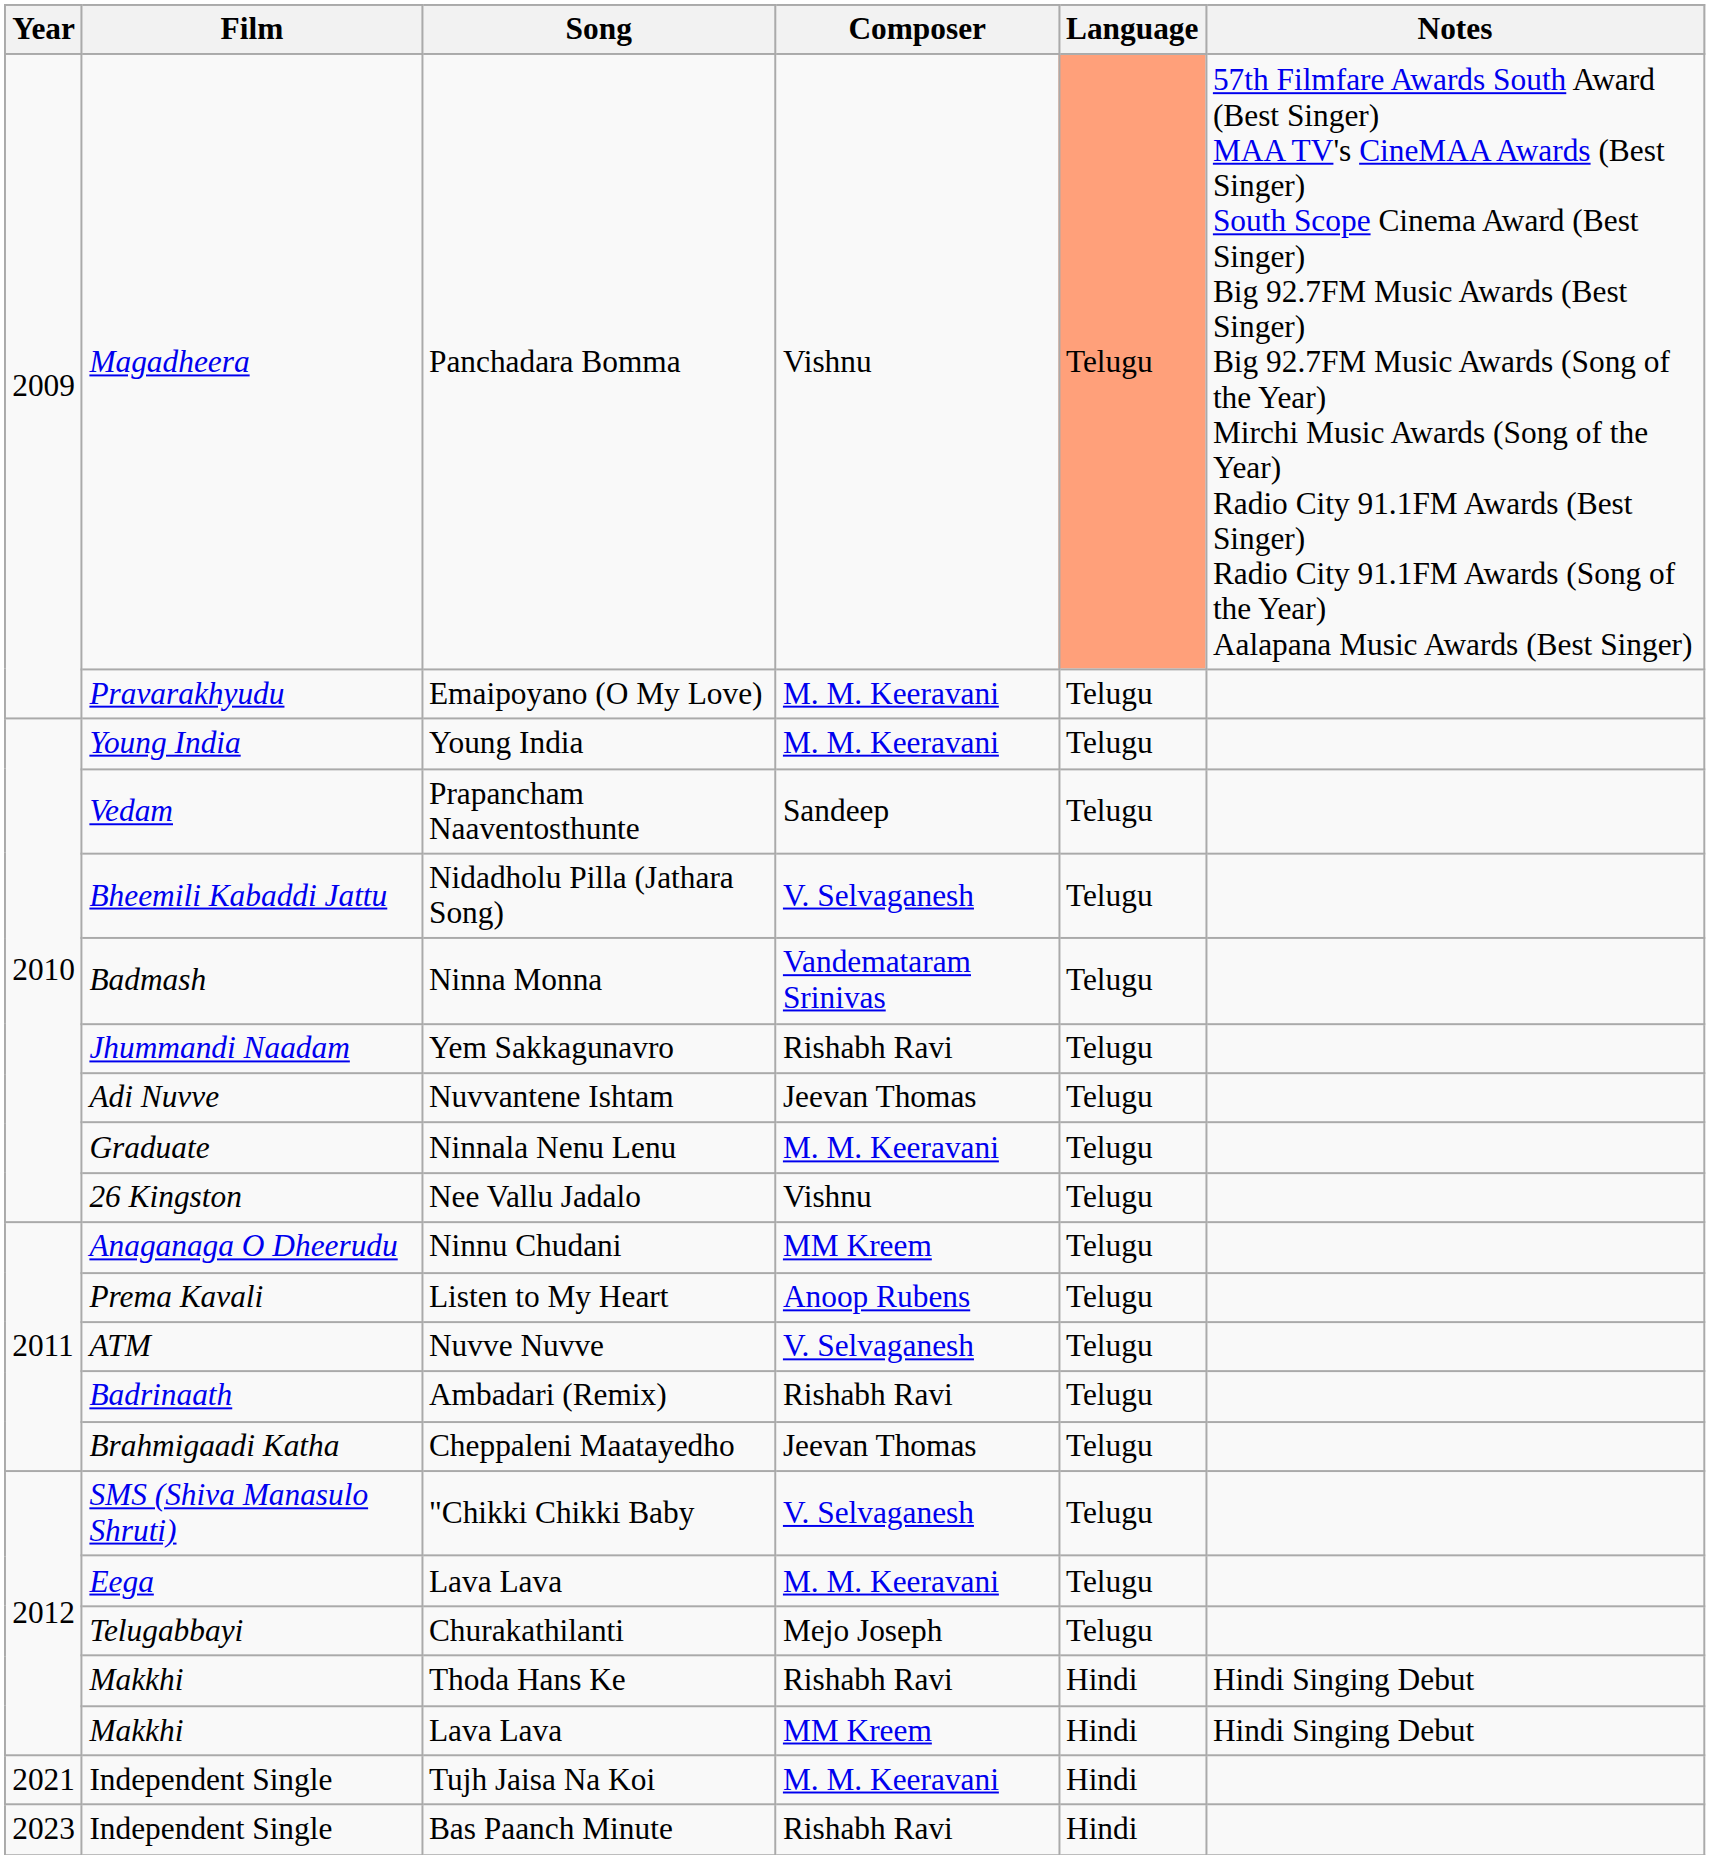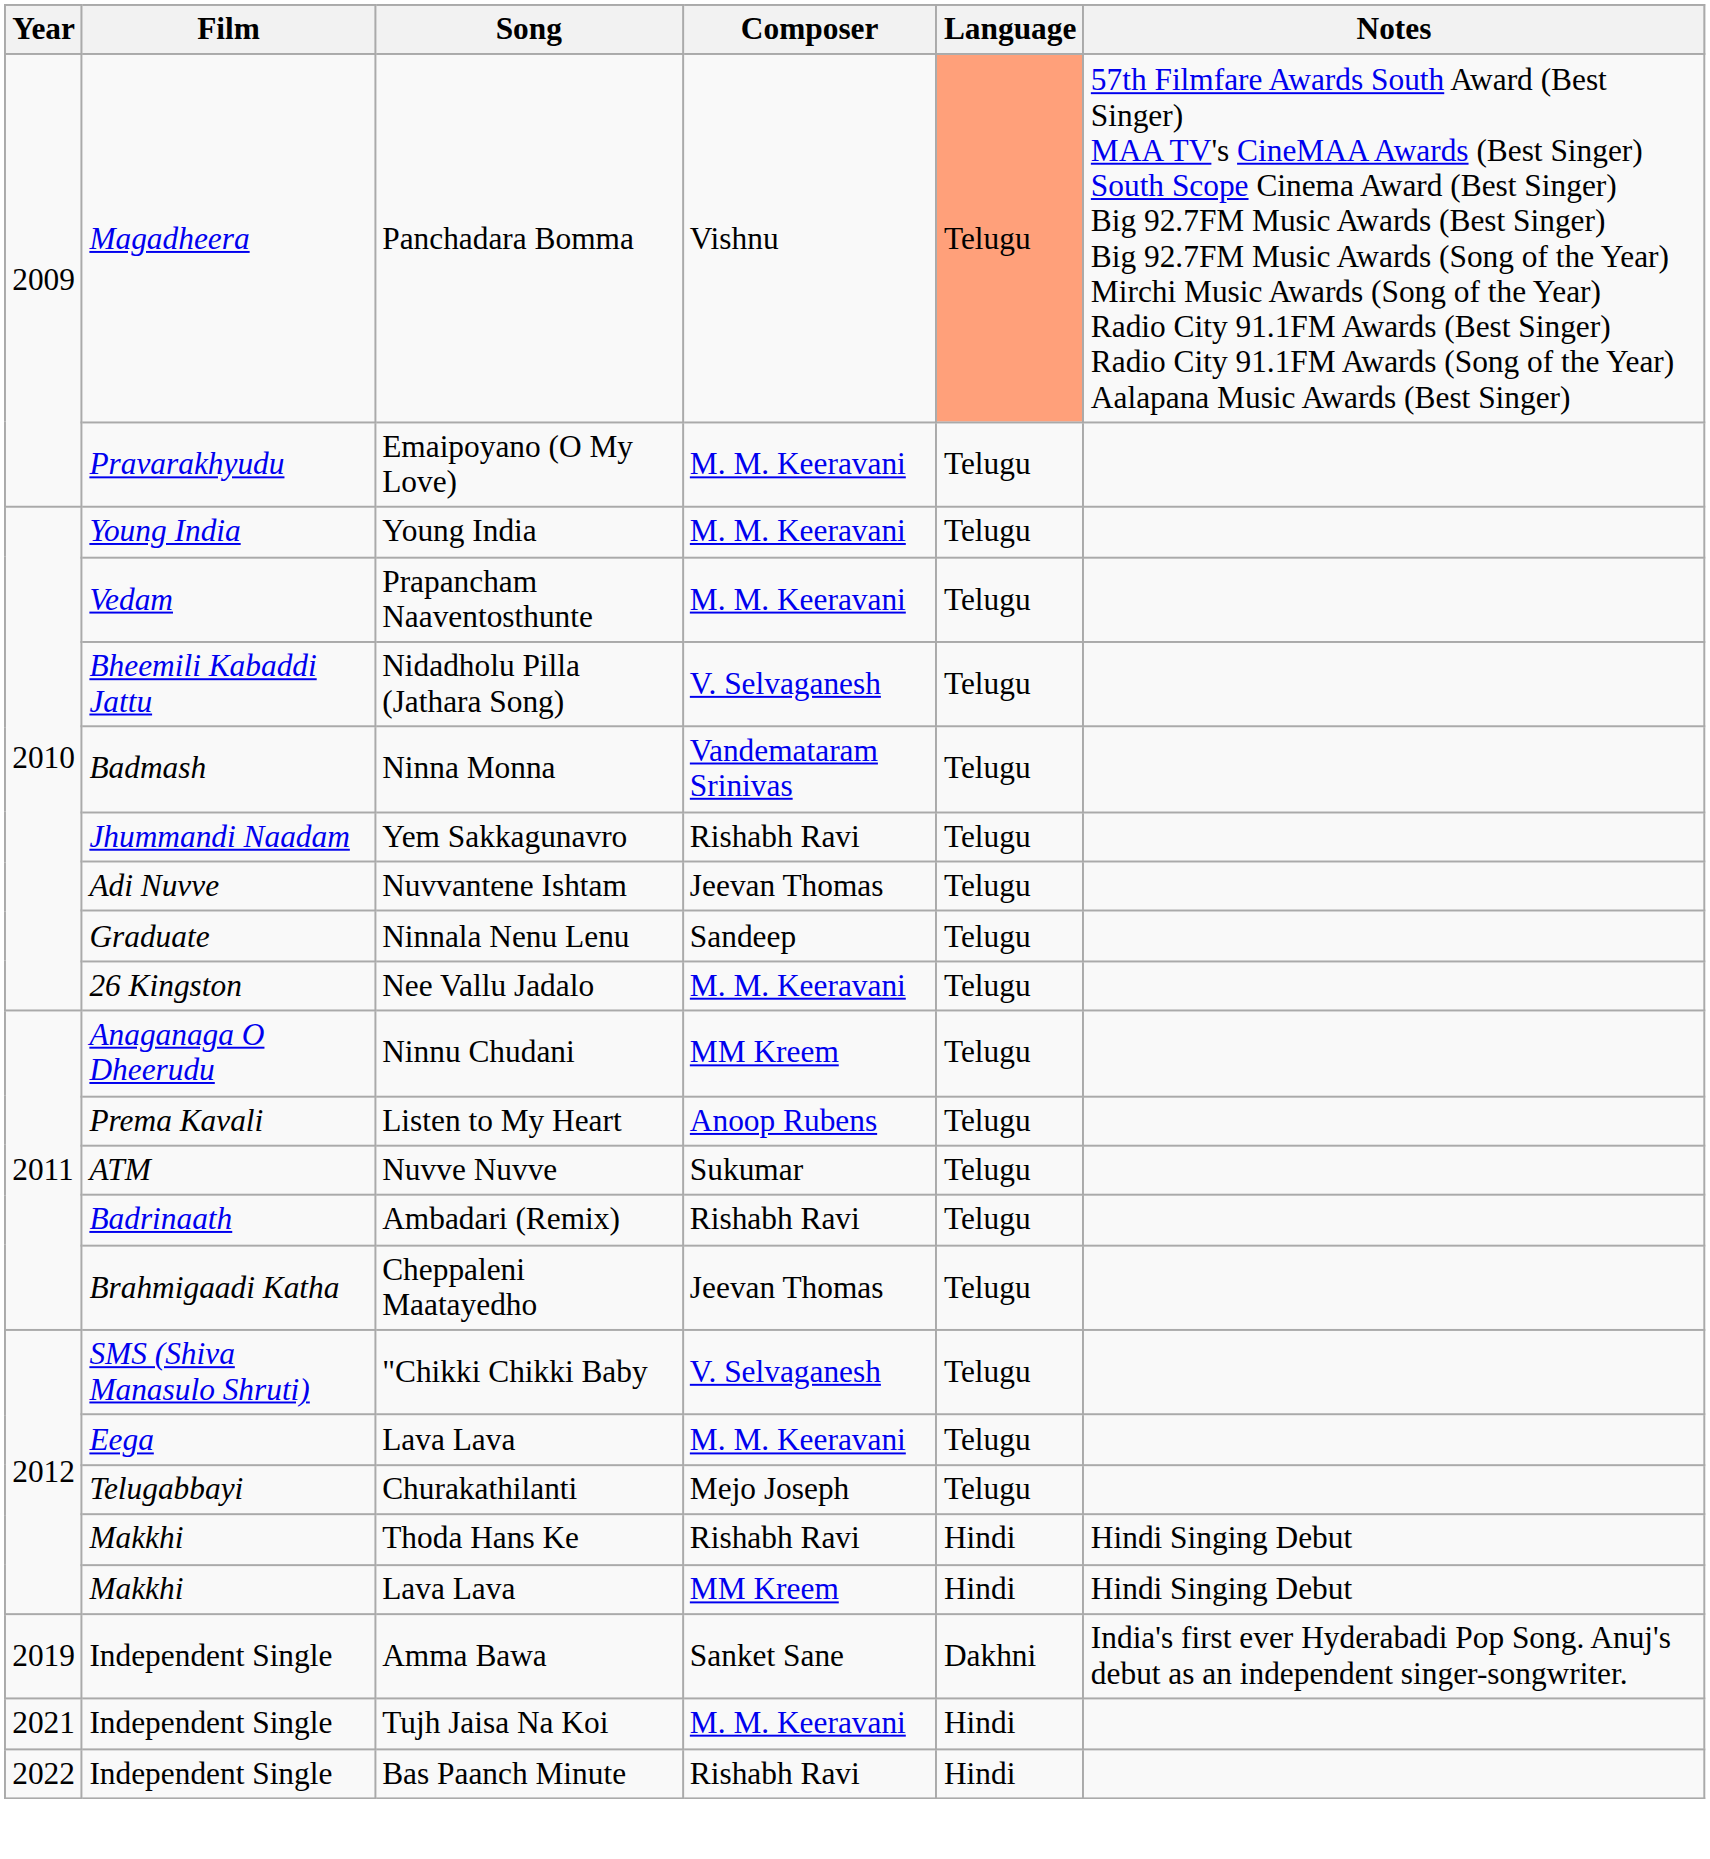(836, 810) Sandeep -> (798, 598) M. M. Keeravani
(891, 1147) M. M. Keeravani -> (743, 935) Sandeep
(827, 1197) Vishnu -> (798, 985) M. M. Keeravani
(878, 1346) V. Selvaganesh -> (746, 1169) Sukumar
+ row: (211, 1655)
(44, 1829) 2023 -> (44, 1773) 2022
